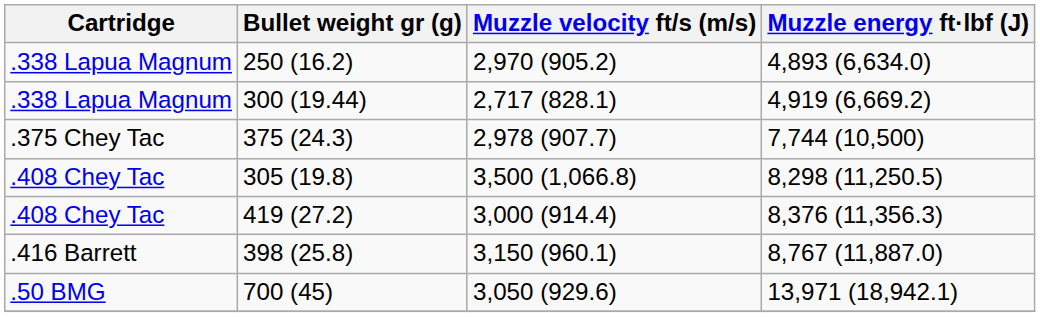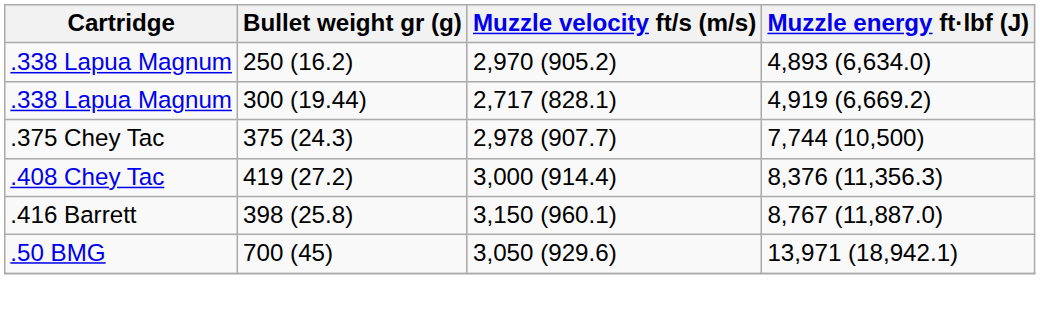- row: (298, 176)
